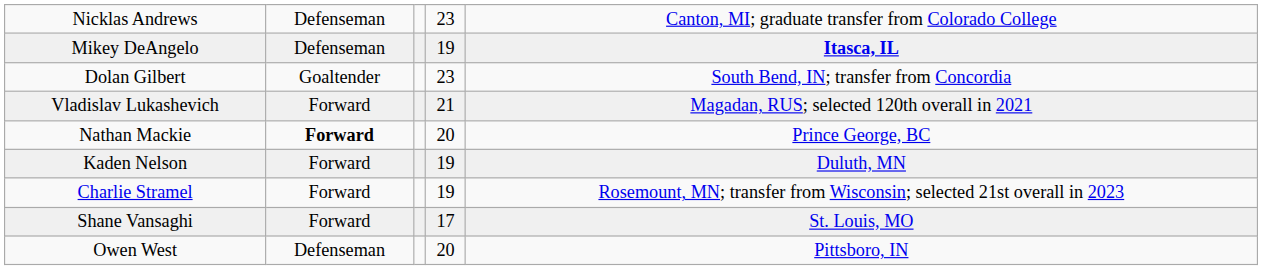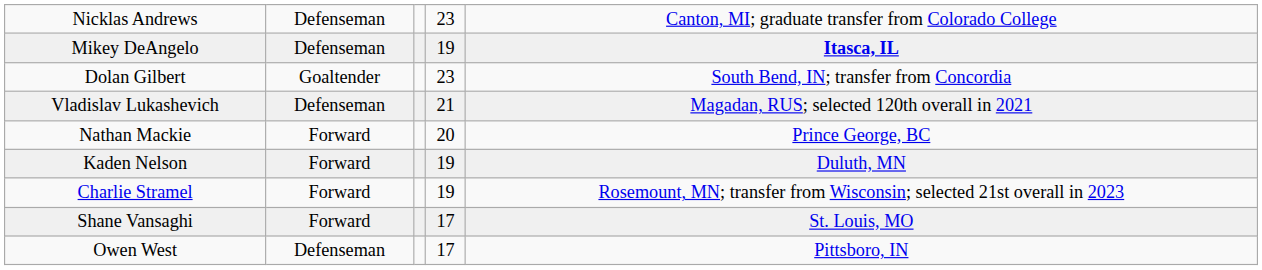(339, 105) Forward -> (339, 105) Defenseman
(339, 134) bold -> (339, 134) normal
(446, 250) 20 -> (446, 250) 17
